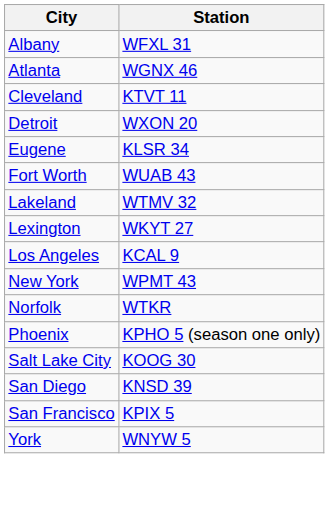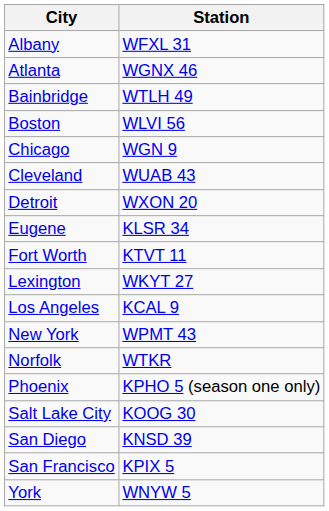+ row: (48, 96)
+ row: (34, 123)
+ row: (39, 149)
(154, 96) KTVT 11 -> (159, 176) WUAB 43
(159, 176) WUAB 43 -> (154, 255) KTVT 11
- row: (42, 202)
